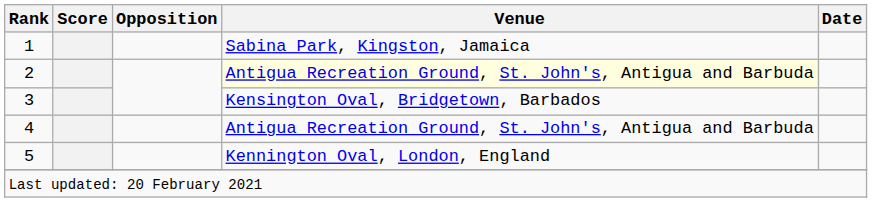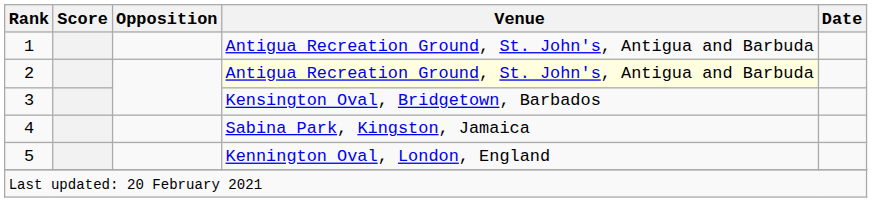(378, 46) Sabina Park, Kingston, Jamaica -> (520, 46) Antigua Recreation Ground, St. John's, Antigua and Barbuda
(520, 129) Antigua Recreation Ground, St. John's, Antigua and Barbuda -> (378, 129) Sabina Park, Kingston, Jamaica
